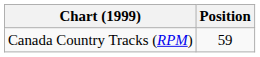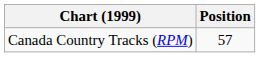(225, 39) 59 -> (225, 39) 57
